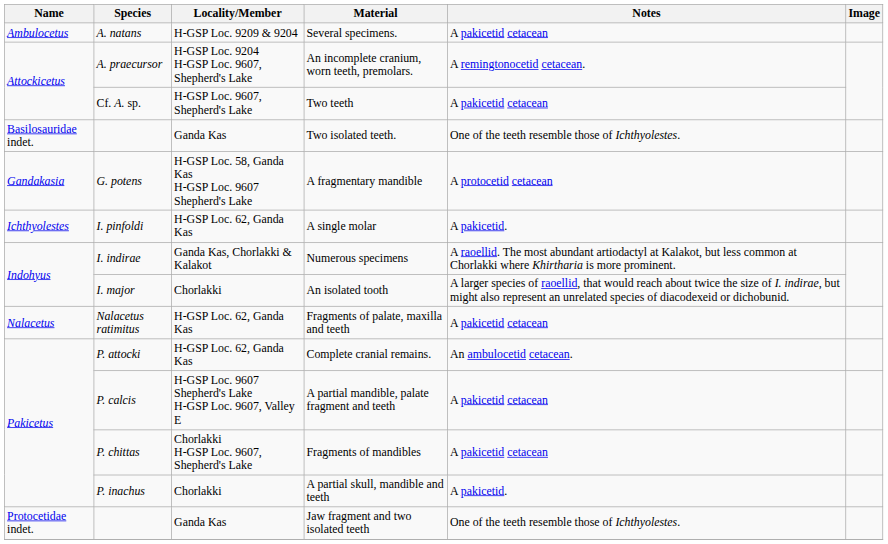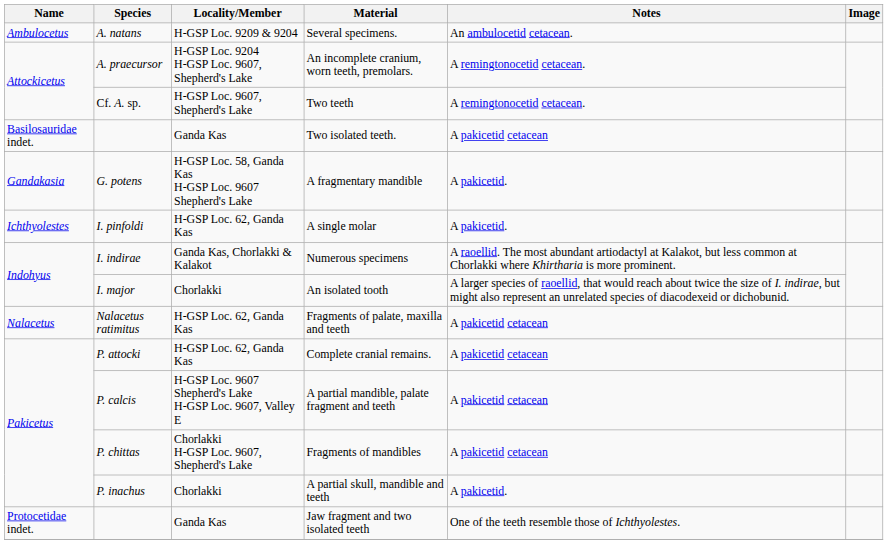(499, 32) A pakicetid cetacean -> (511, 32) An ambulocetid cetacean.
(499, 103) A pakicetid cetacean -> (518, 103) A remingtonocetid cetacean.
(565, 135) One of the teeth resemble those of Ichthyolestes. -> (499, 135) A pakicetid cetacean
(501, 181) A protocetid cetacean -> (479, 181) A pakicetid.
(511, 354) An ambulocetid cetacean. -> (499, 354) A pakicetid cetacean
